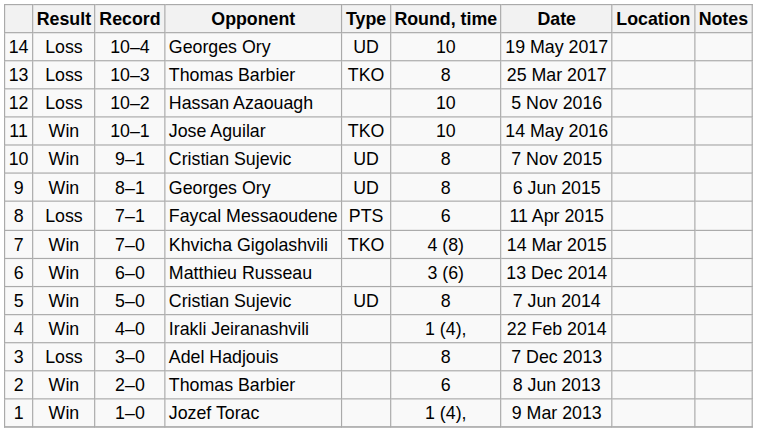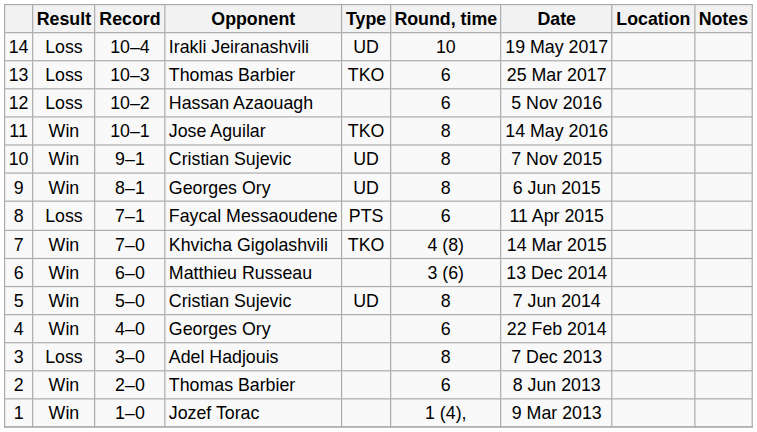(220, 47) Georges Ory -> (239, 47) Irakli Jeiranashvili
(446, 75) 8 -> (446, 75) 6
(446, 103) 10 -> (446, 103) 6
(446, 131) 10 -> (446, 131) 8
(239, 329) Irakli Jeiranashvili -> (220, 329) Georges Ory
(446, 329) 1 (4), -> (446, 329) 6
